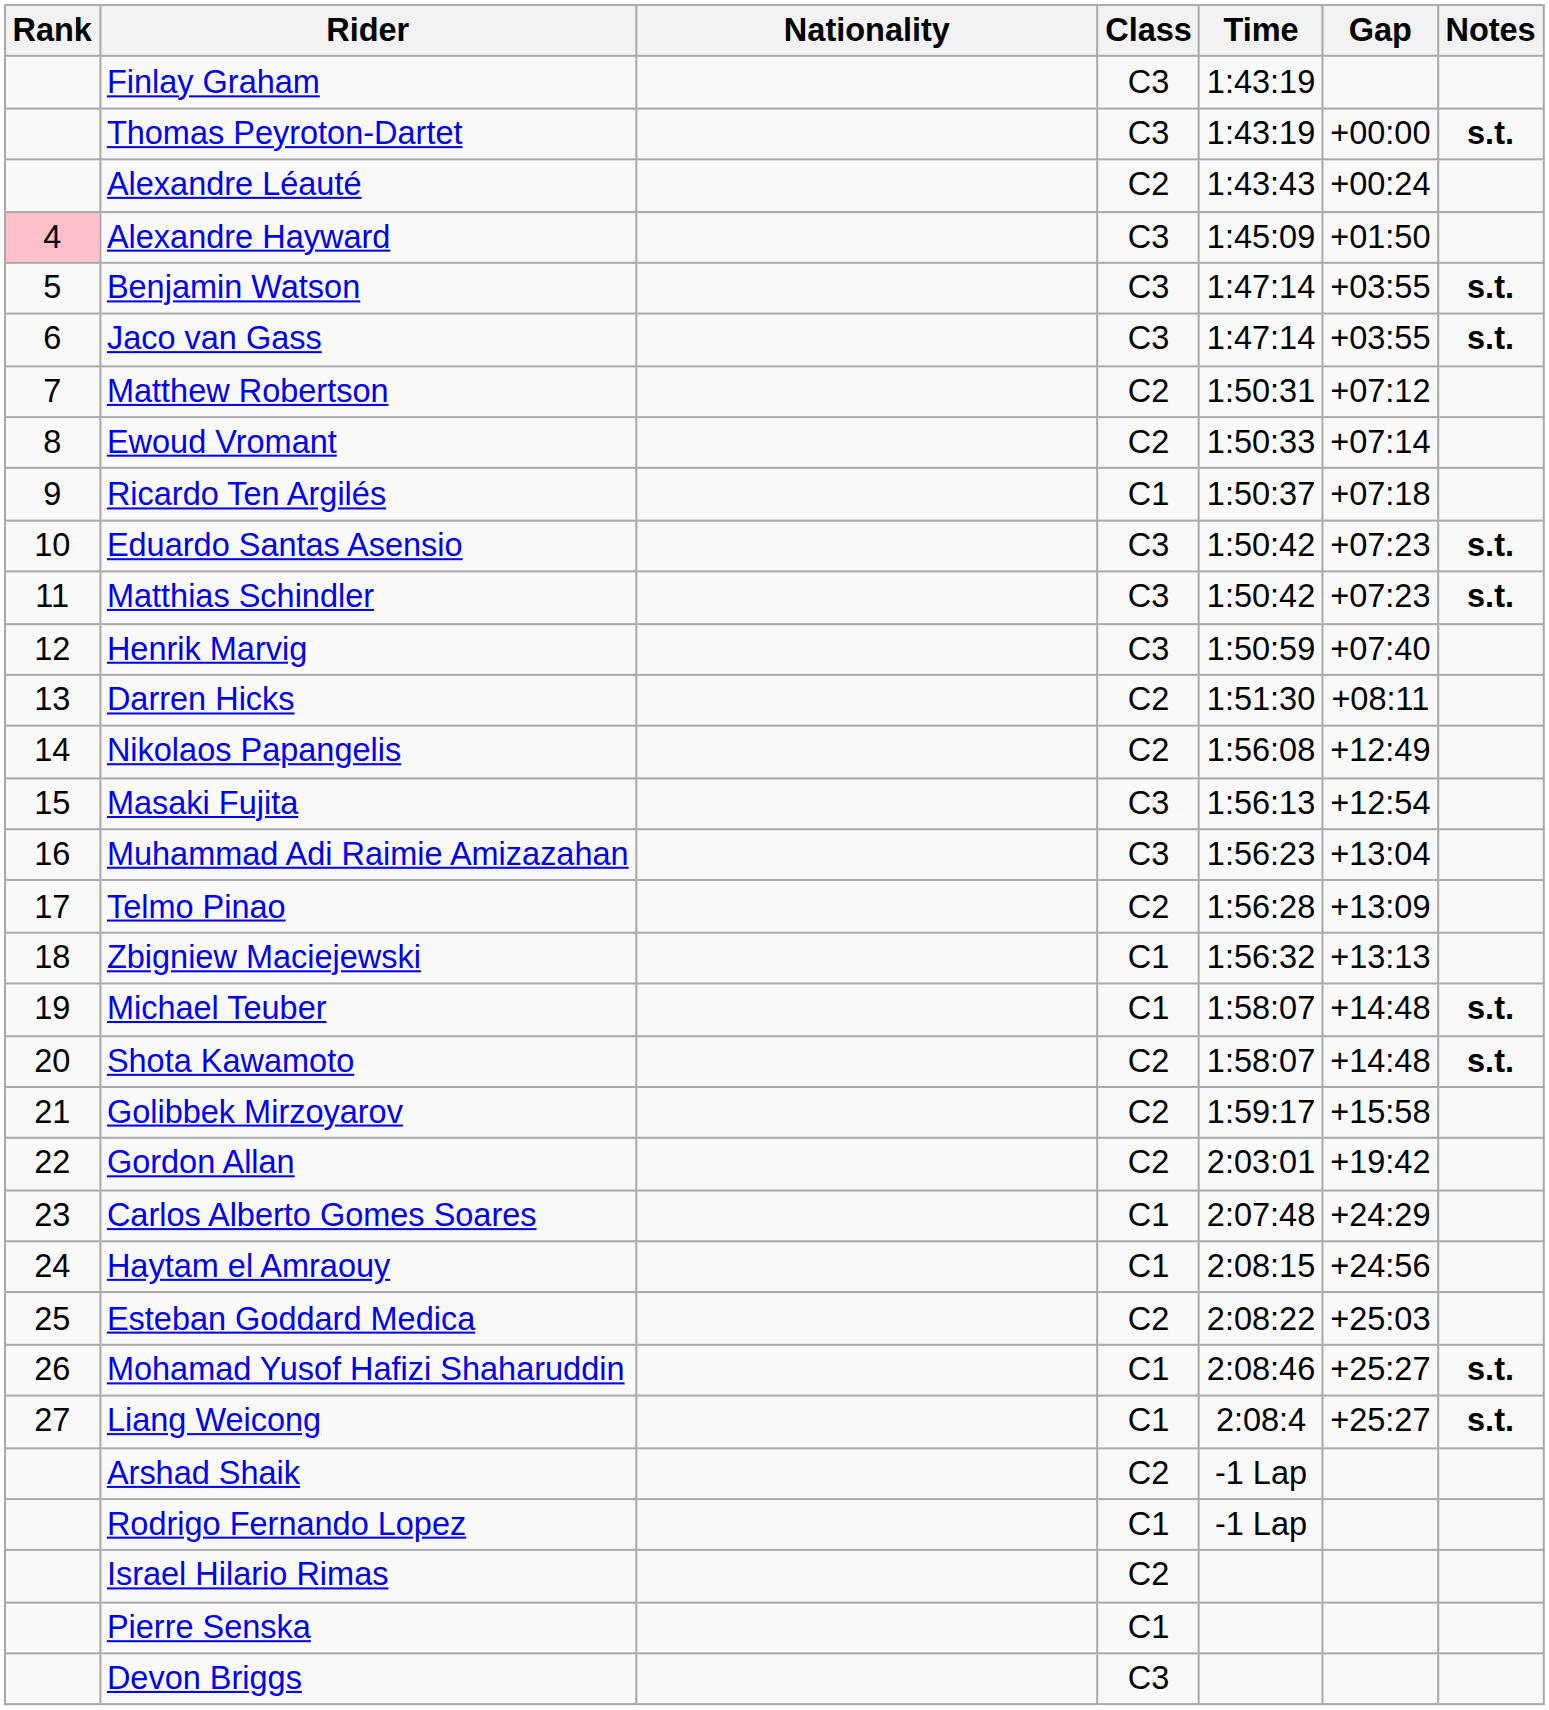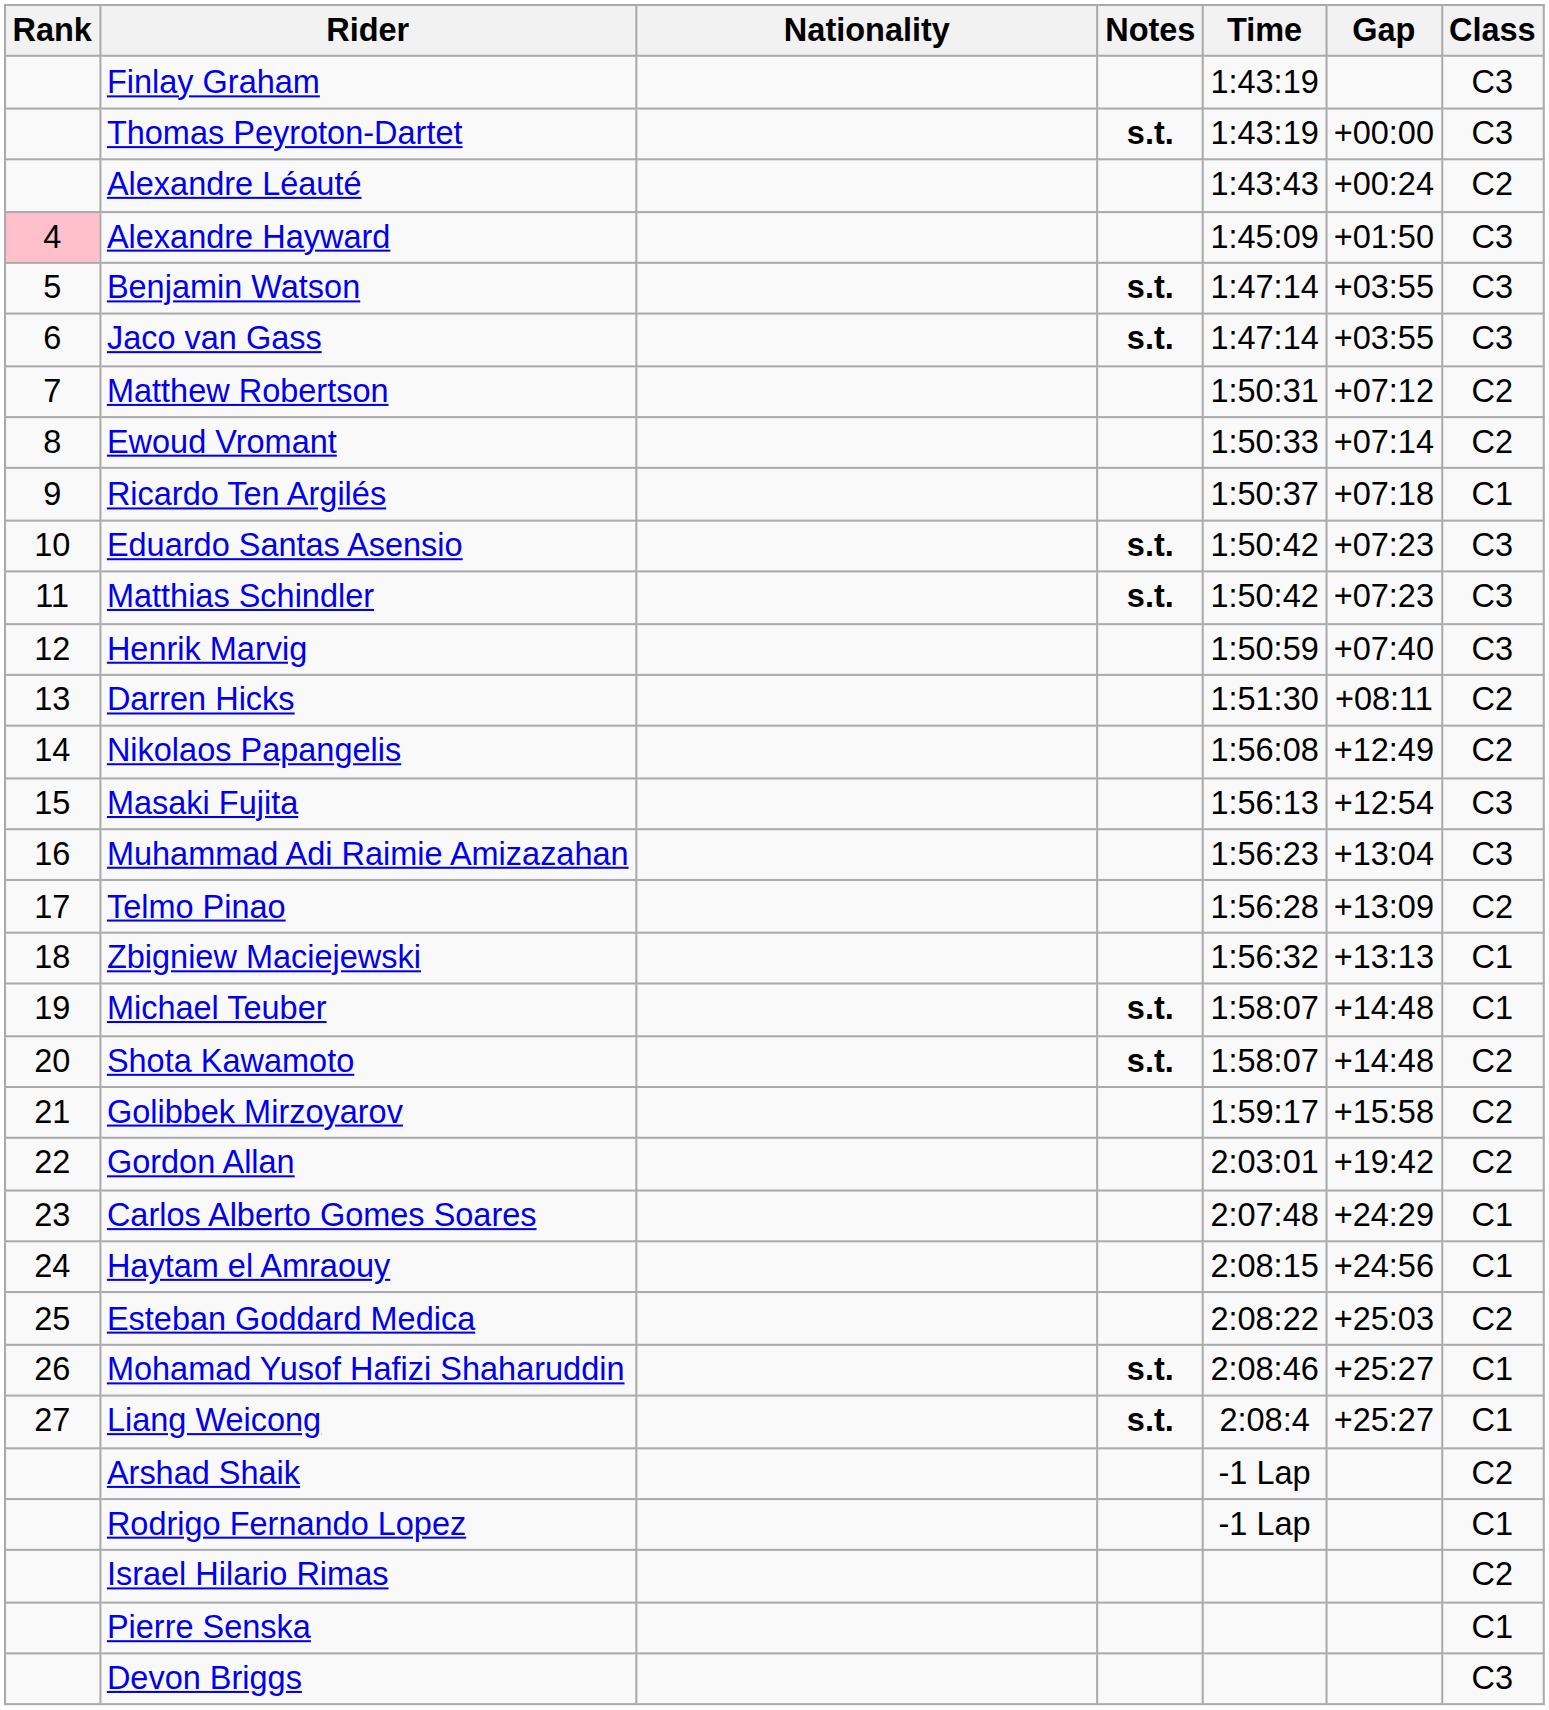columns swapped: (1149, 30) <-> (1491, 30)
